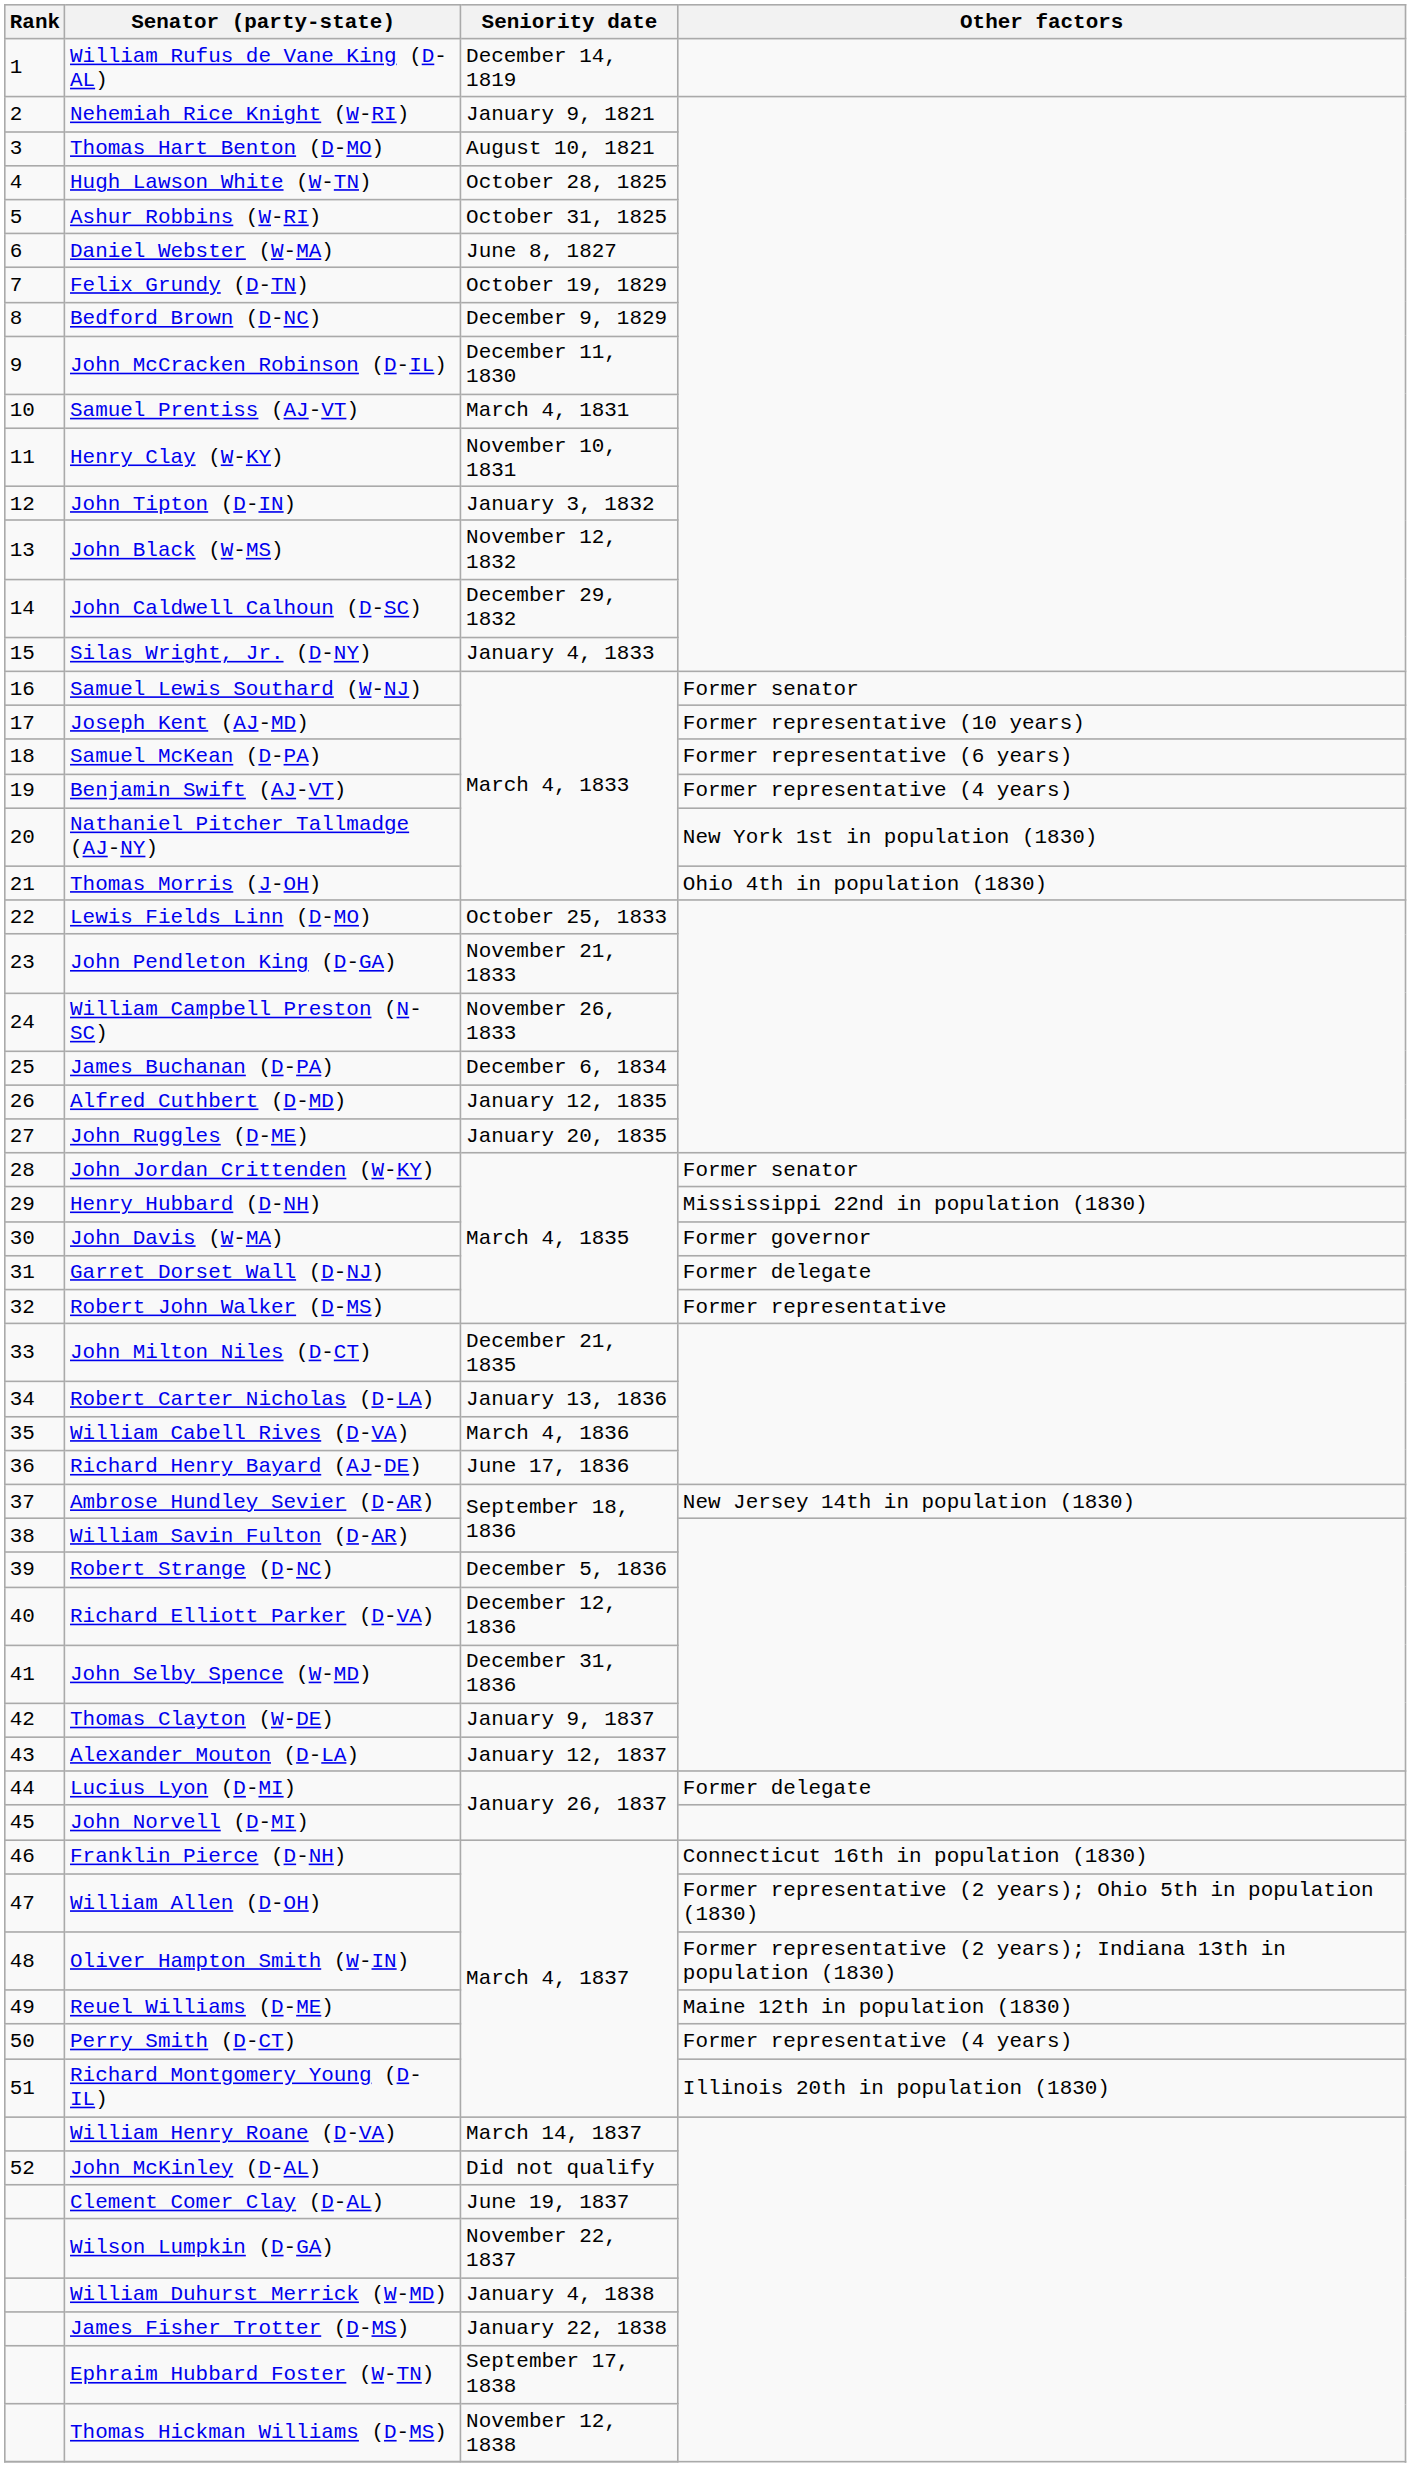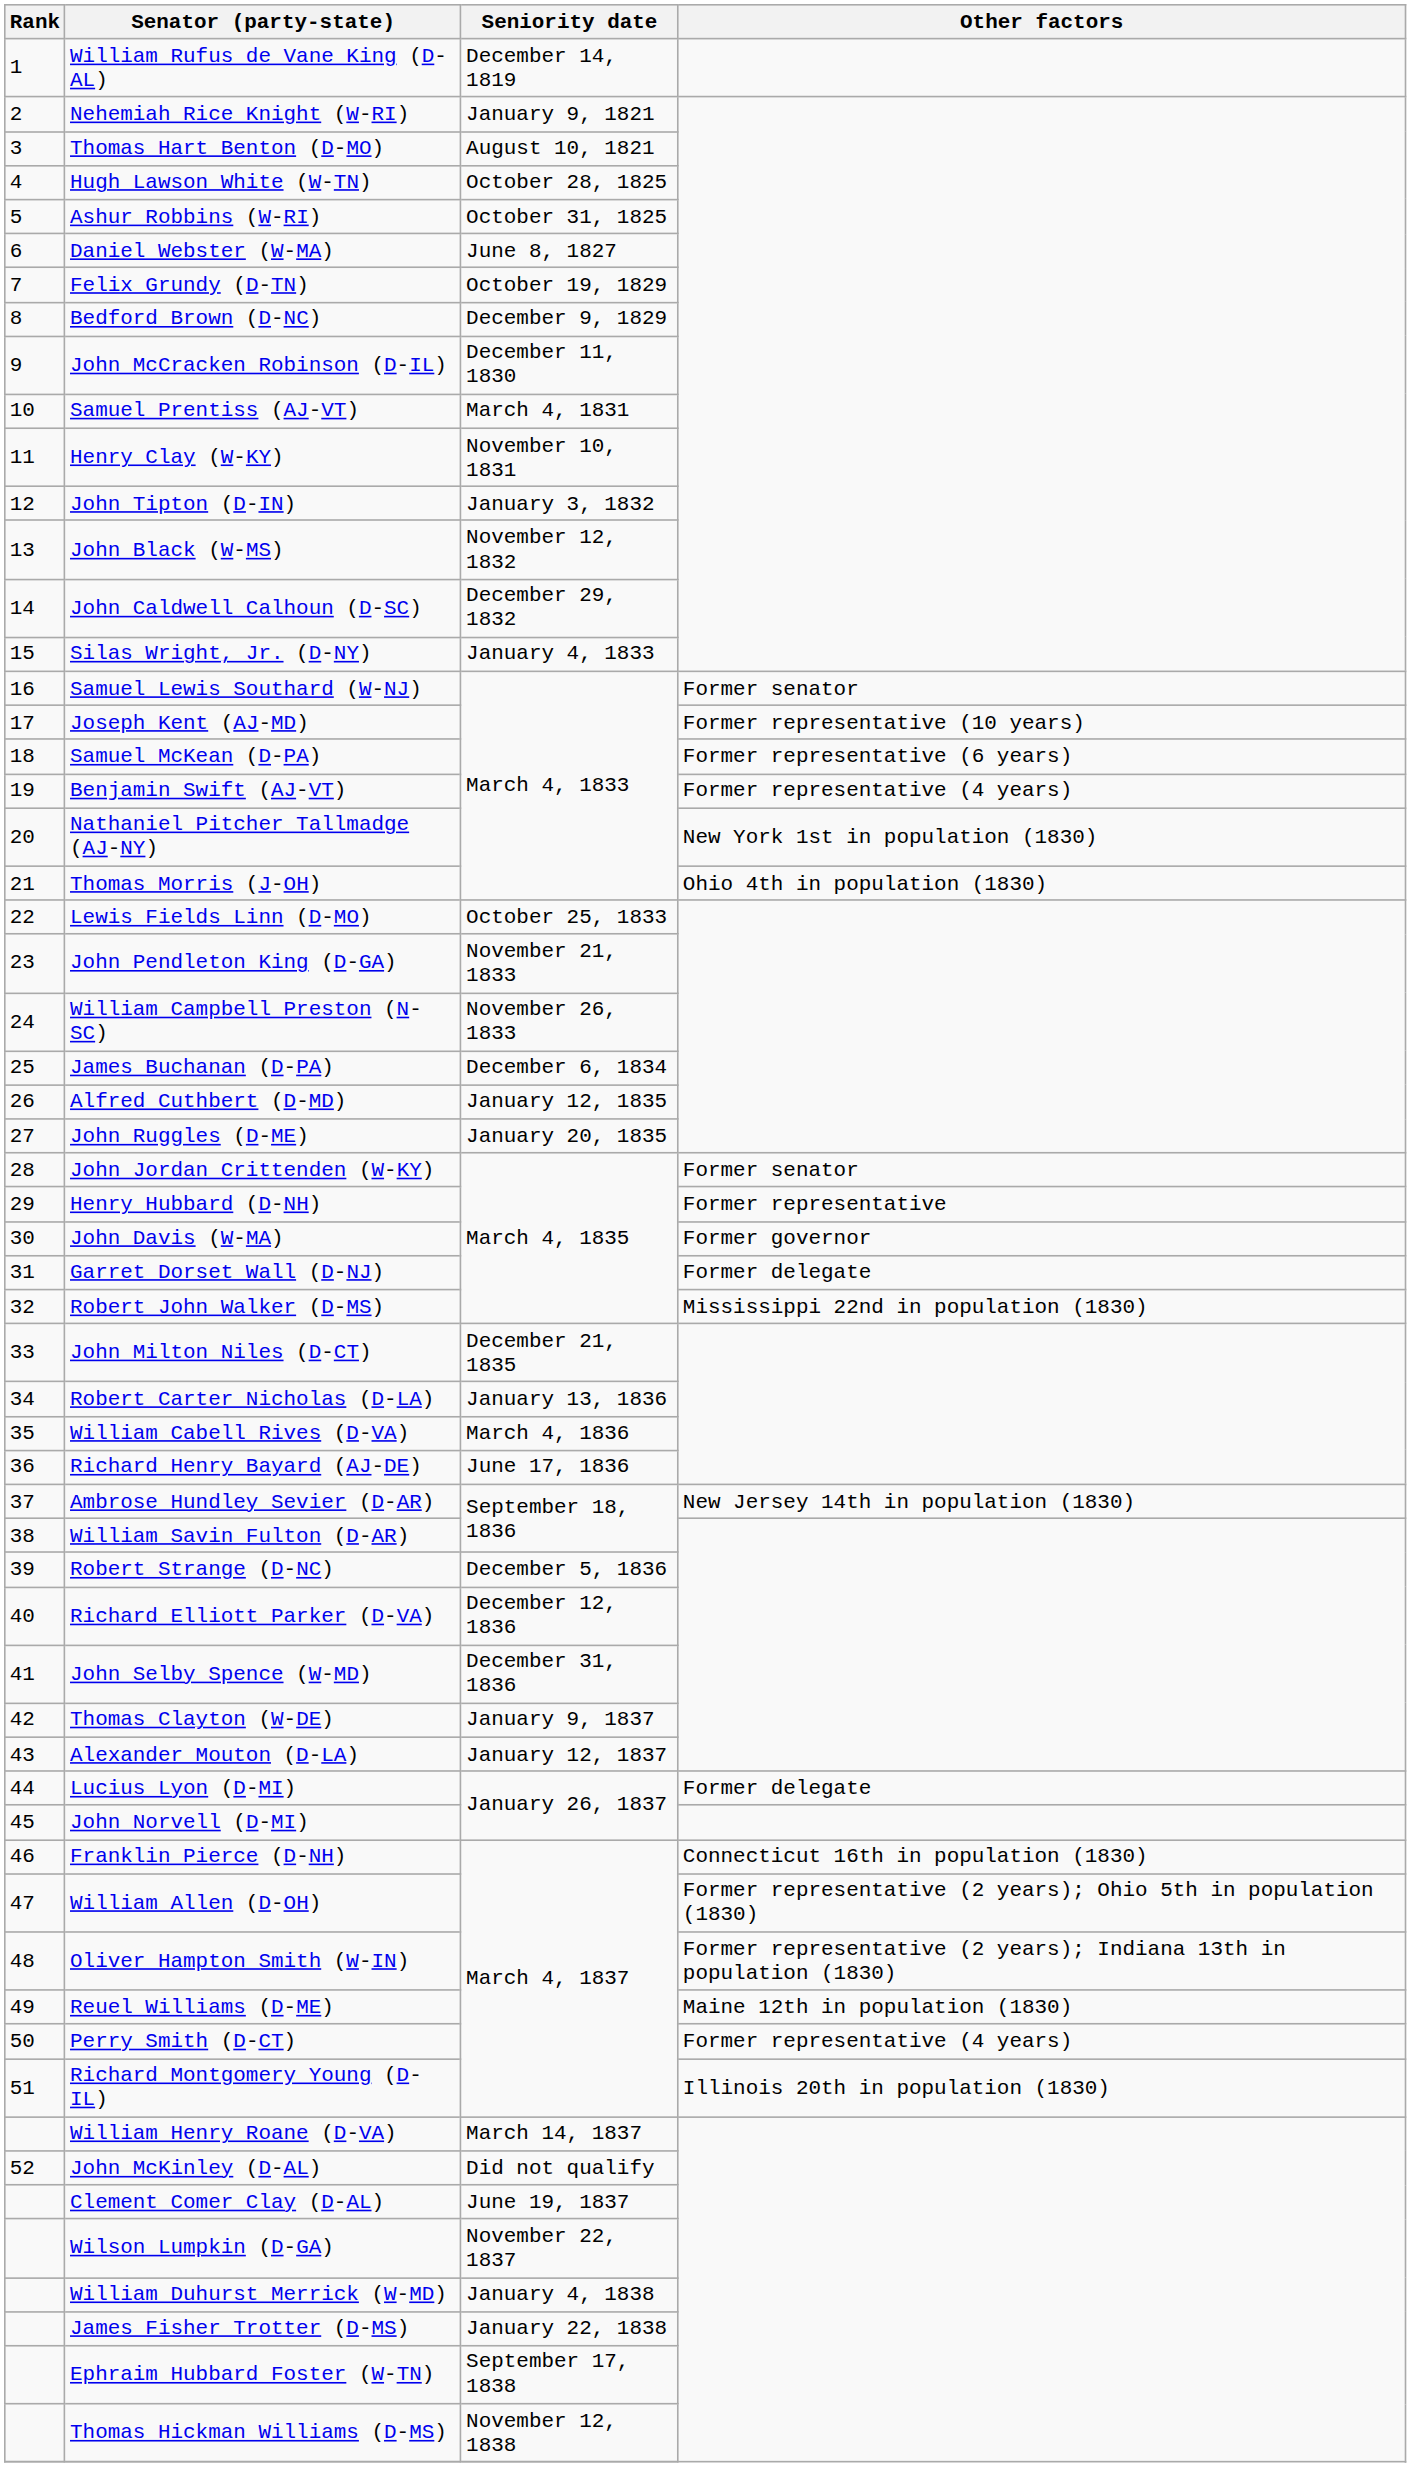(915, 1204) Mississippi 22nd in population (1830) -> (815, 1204) Former representative
(815, 1307) Former representative -> (915, 1307) Mississippi 22nd in population (1830)
